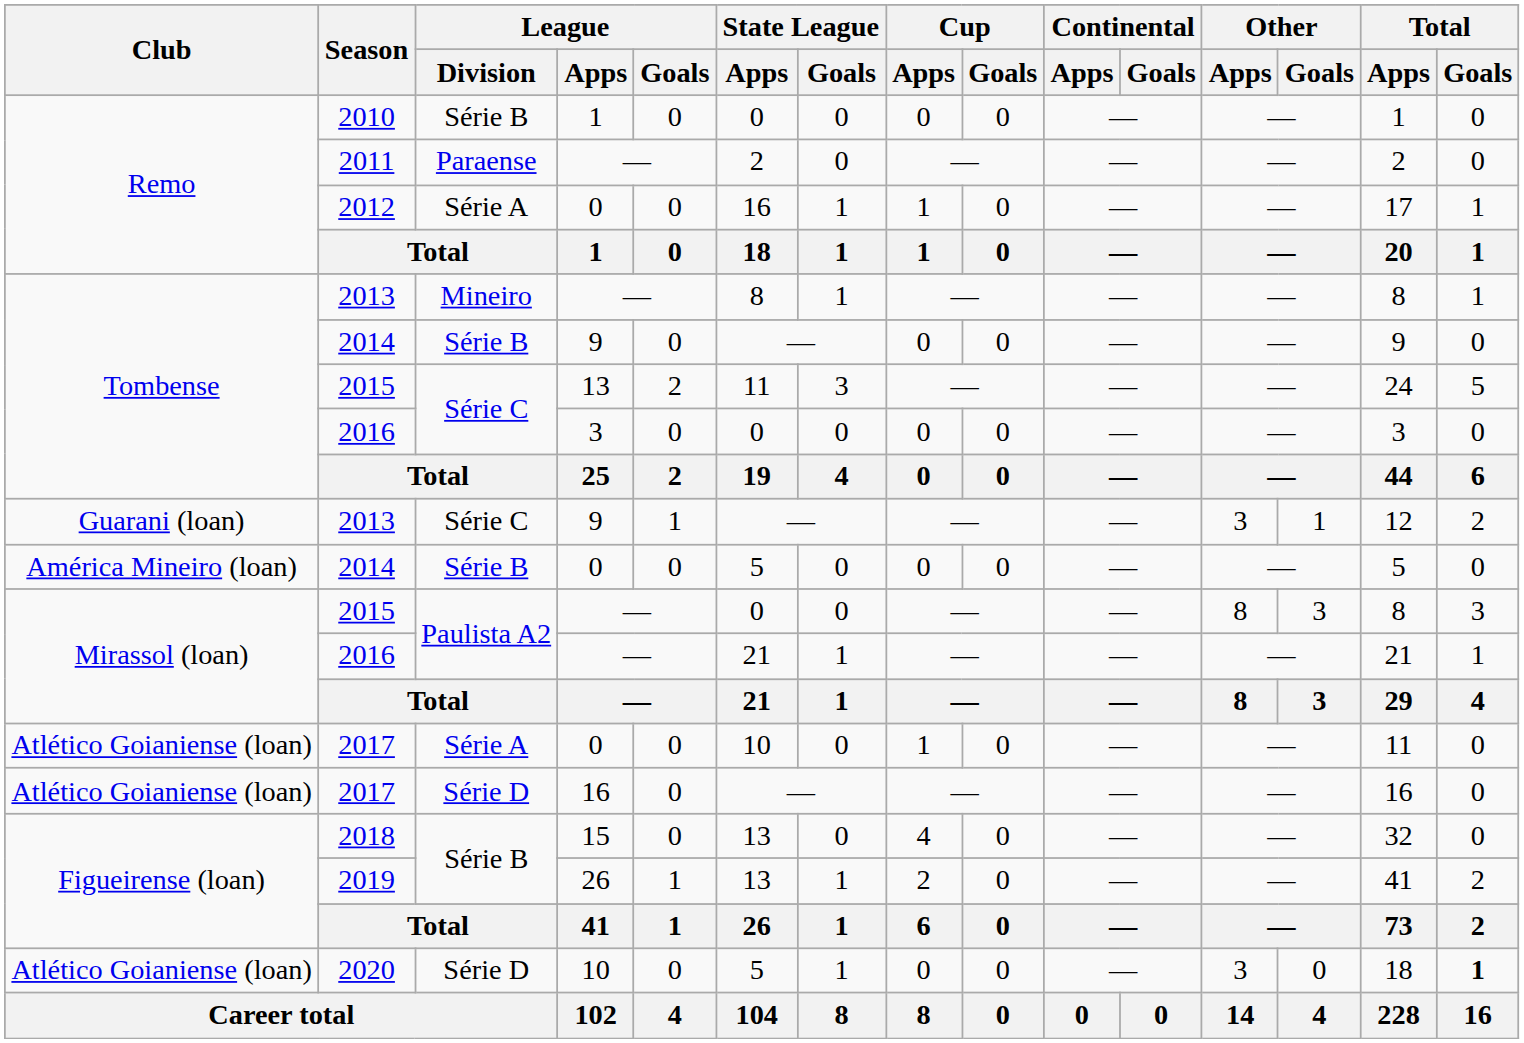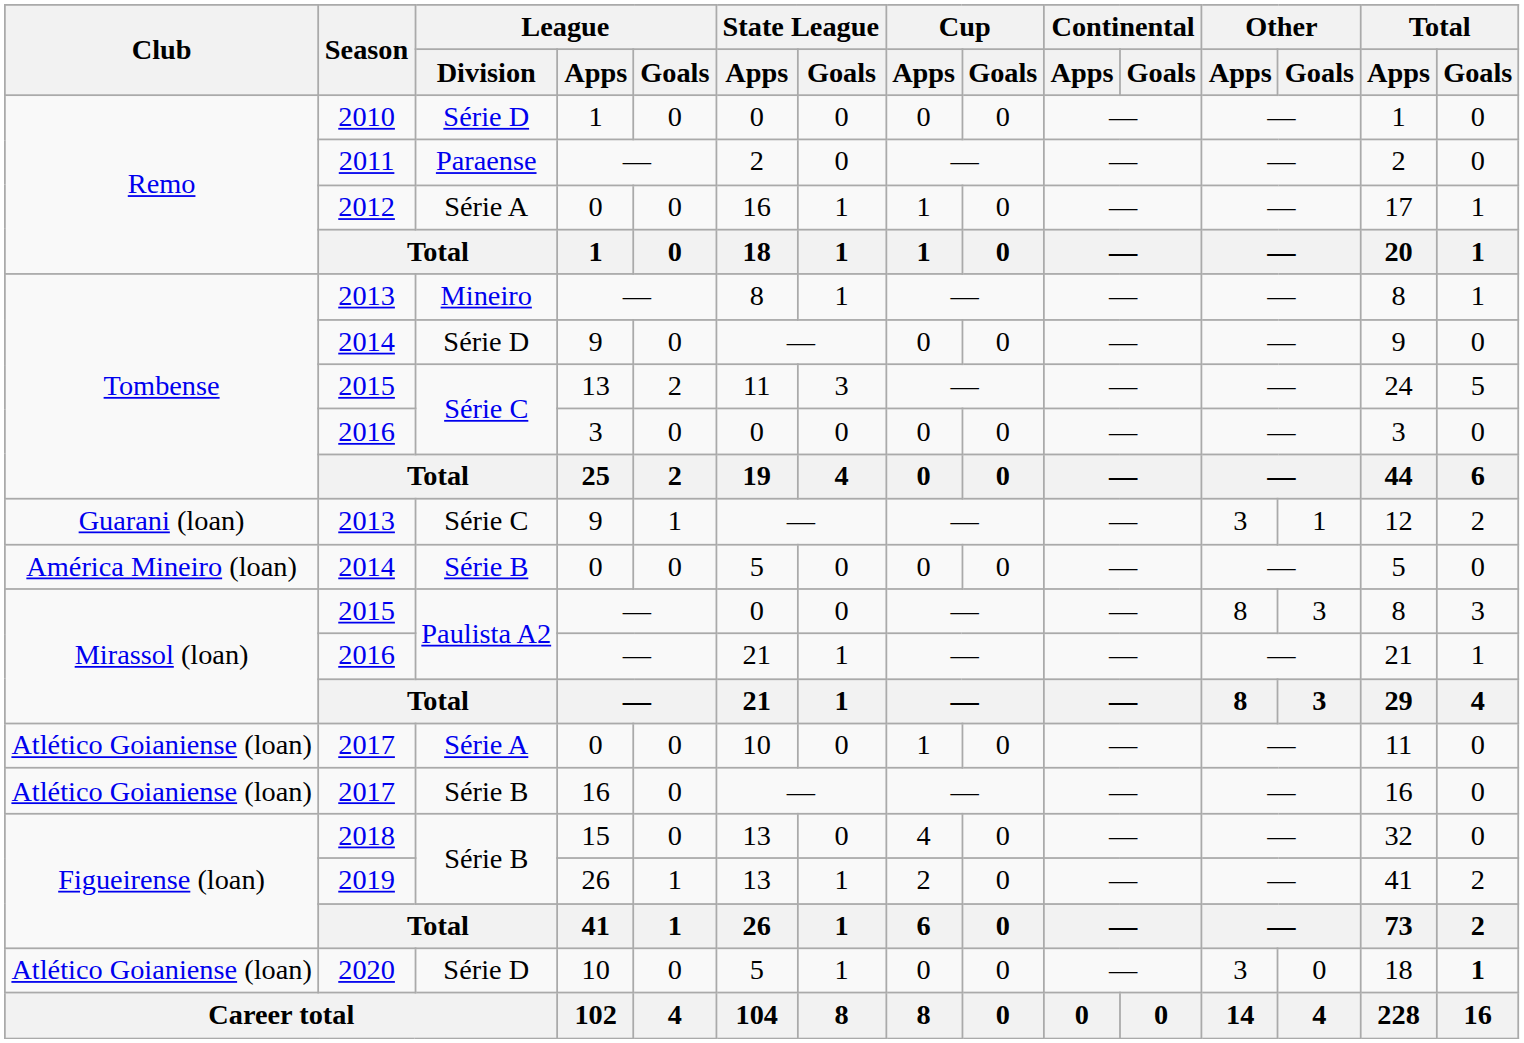(486, 116) Série B -> (486, 116) Série D
(486, 341) Série B -> (486, 341) Série D
(486, 790) Série D -> (486, 790) Série B
